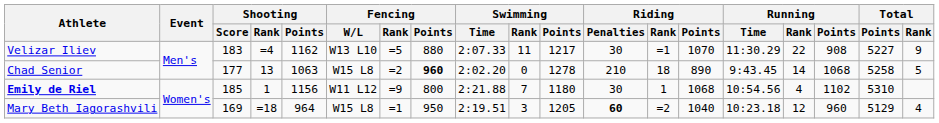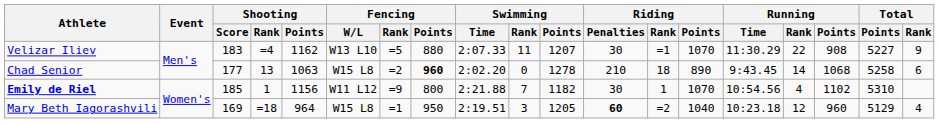(562, 51) 1217 -> (562, 51) 1207
(919, 70) 5 -> (919, 70) 6
(562, 89) 1180 -> (562, 89) 1182
(701, 89) 1068 -> (701, 89) 1070
